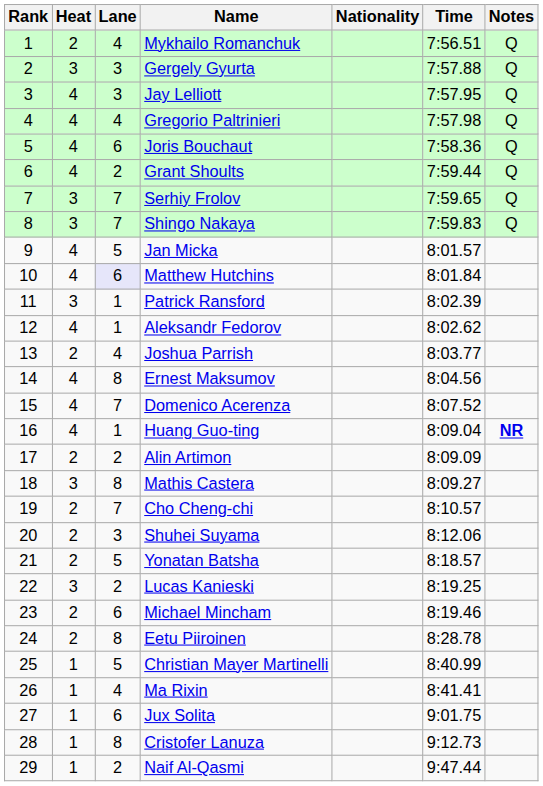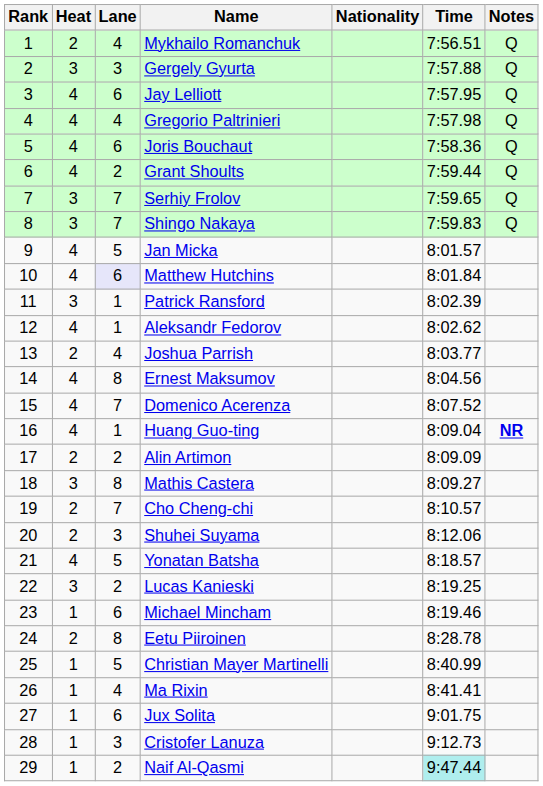(118, 95) 3 -> (118, 95) 6
(73, 560) 2 -> (73, 560) 4
(73, 612) 2 -> (73, 612) 1
(118, 742) 8 -> (118, 742) 3
(454, 768) no background -> (454, 768) paleturquoise background
